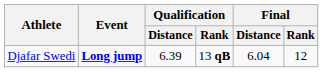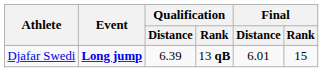(258, 56) 6.04 -> (258, 56) 6.01
(301, 56) 12 -> (301, 56) 15
